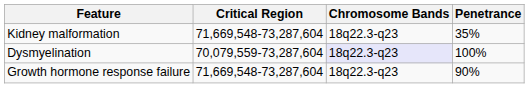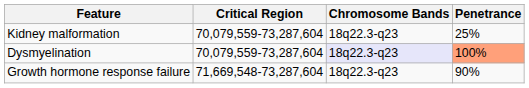(259, 33) 71,669,548-73,287,604 -> (259, 33) 70,079,559-73,287,604
(467, 33) 35% -> (467, 33) 25%
(471, 53) no background -> (471, 53) lightsalmon background
